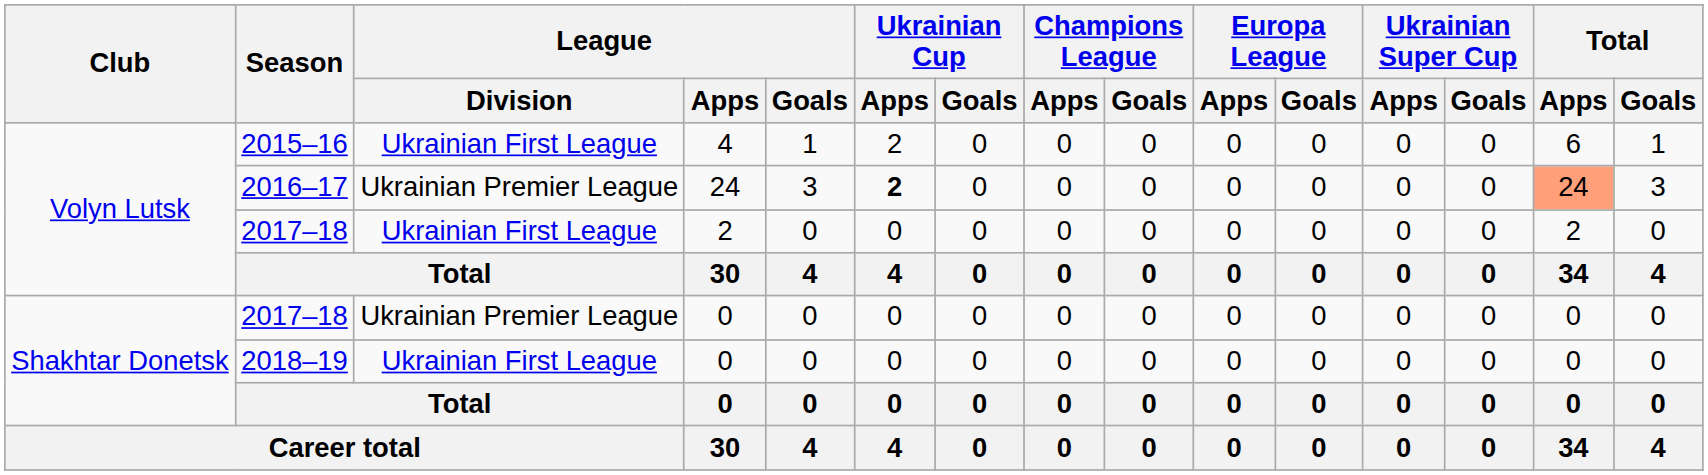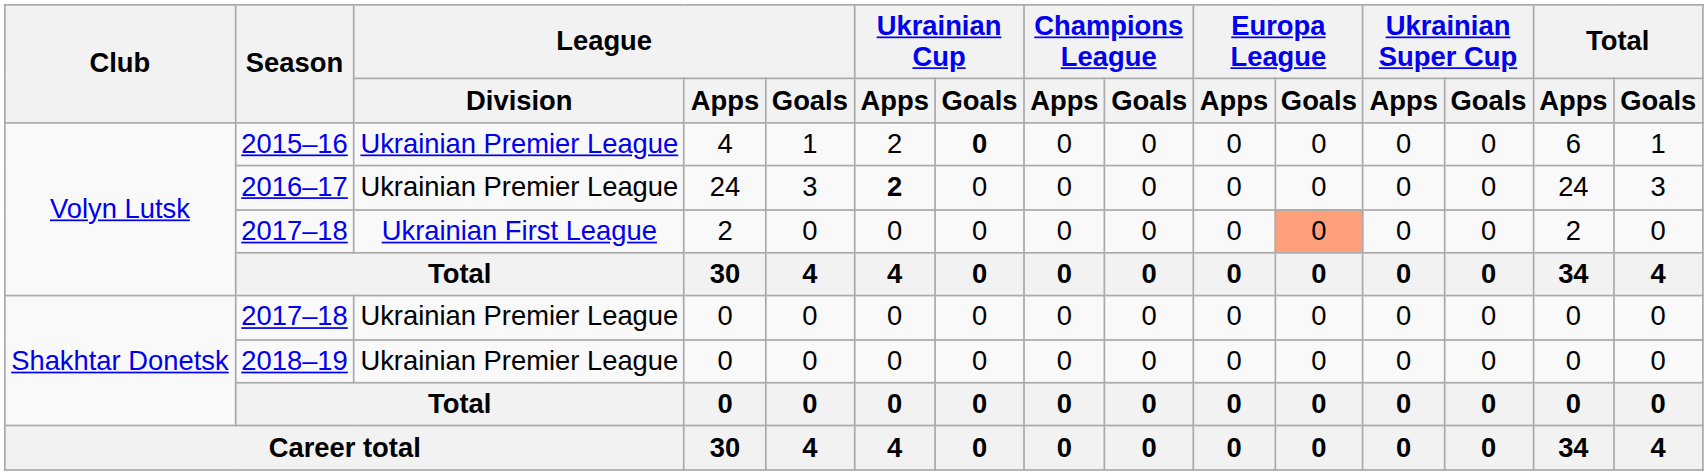(519, 143) Ukrainian First League -> (519, 143) Ukrainian Premier League
(980, 143) normal -> (980, 143) bold
(1573, 187) lightsalmon background -> (1573, 187) no background
(1319, 230) no background -> (1319, 230) lightsalmon background
(519, 360) Ukrainian First League -> (519, 360) Ukrainian Premier League
